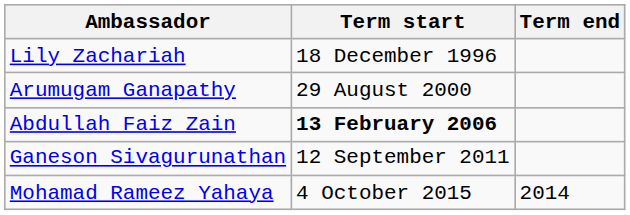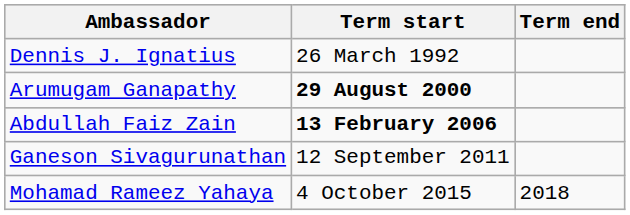+ row: (123, 56)
- row: (98, 56)
(384, 90) normal -> (384, 90) bold
(545, 192) 2014 -> (545, 192) 2018
